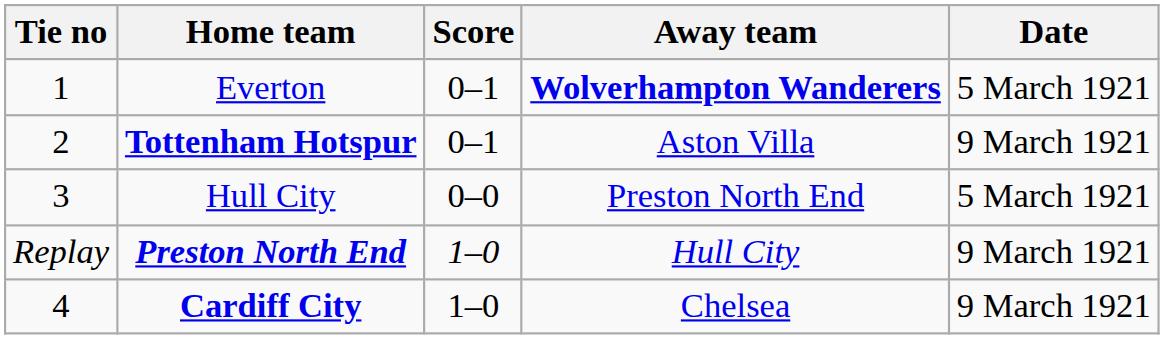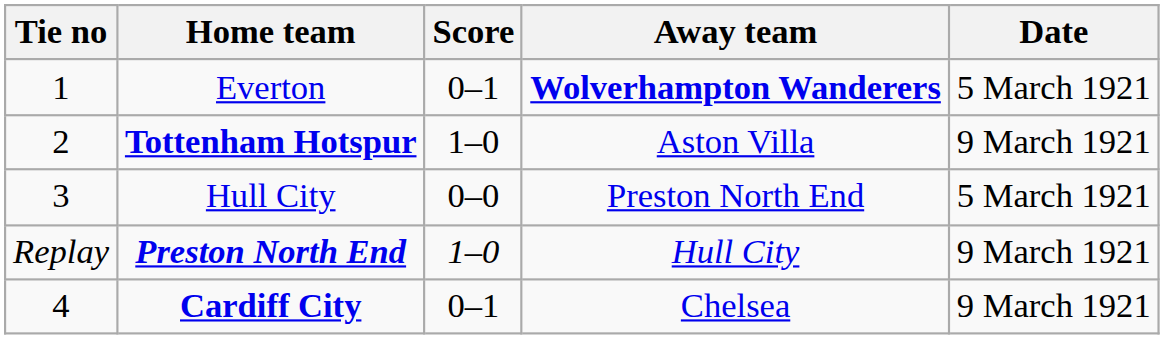(473, 141) 0–1 -> (473, 141) 1–0
(473, 305) 1–0 -> (473, 305) 0–1
